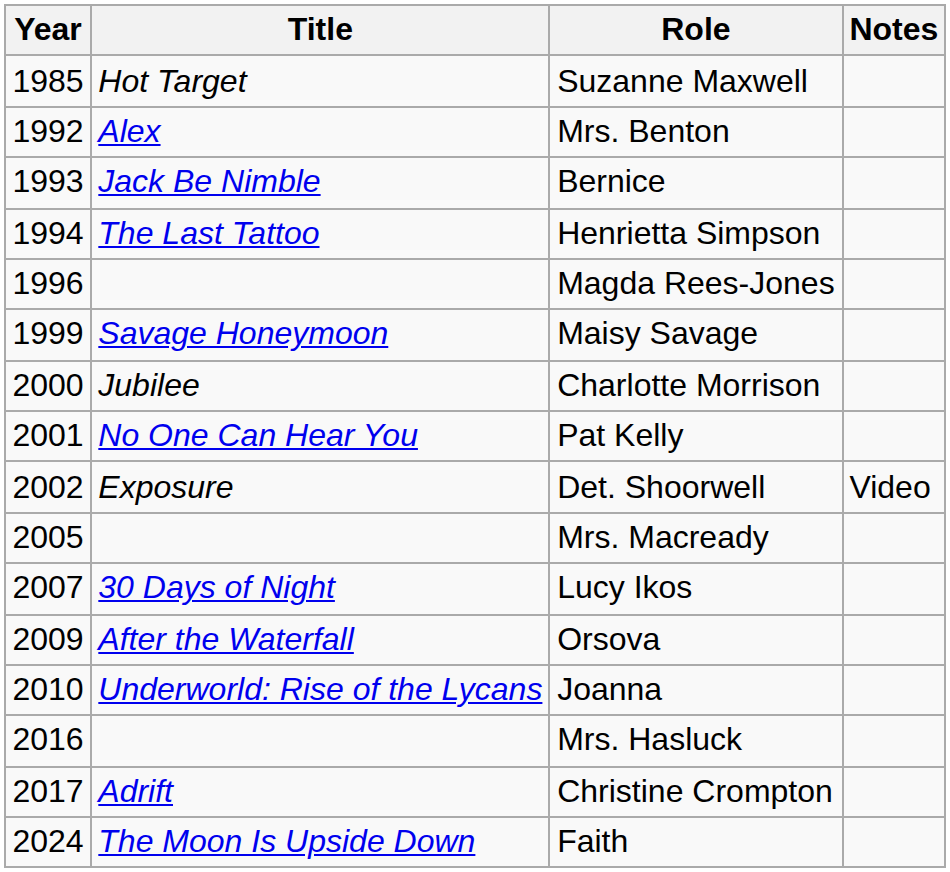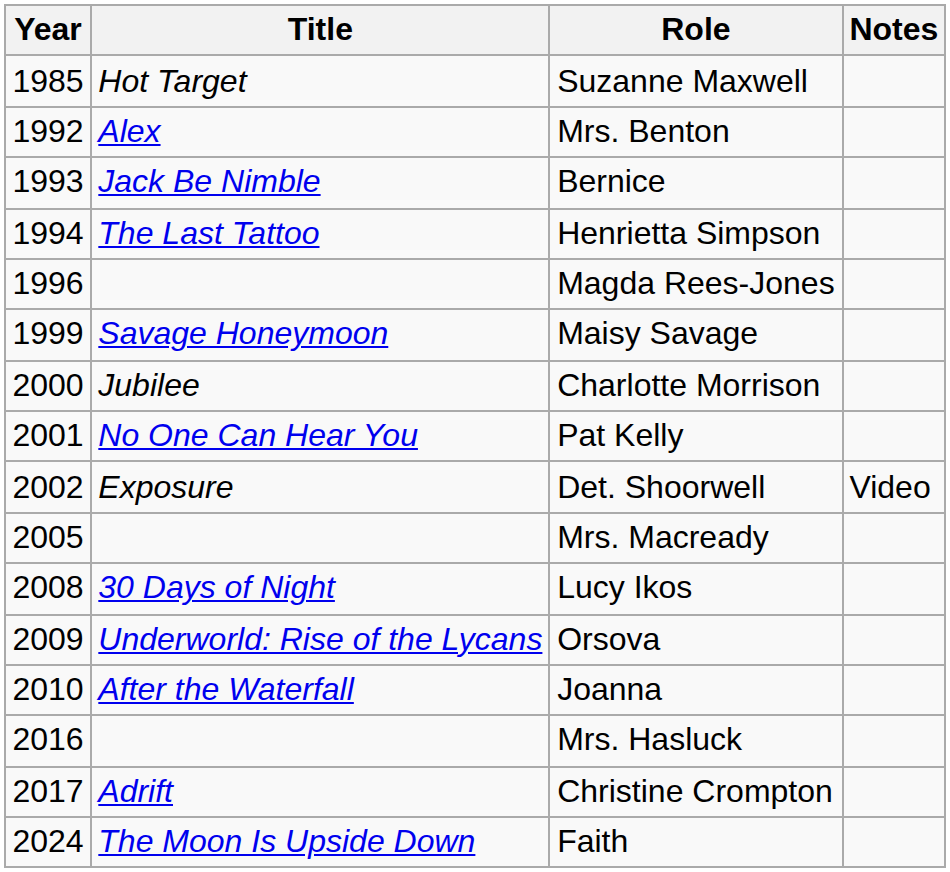(48, 588) 2007 -> (48, 588) 2008
(226, 638) After the Waterfall -> (320, 638) Underworld: Rise of the Lycans
(320, 689) Underworld: Rise of the Lycans -> (226, 689) After the Waterfall
